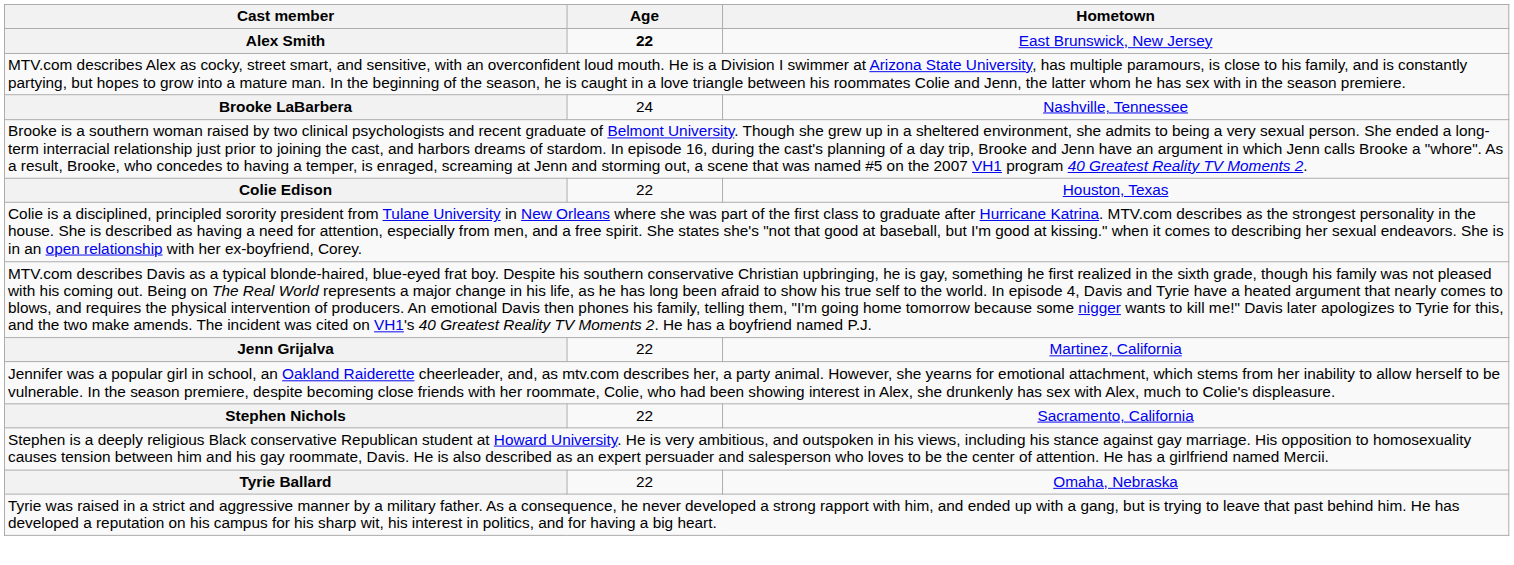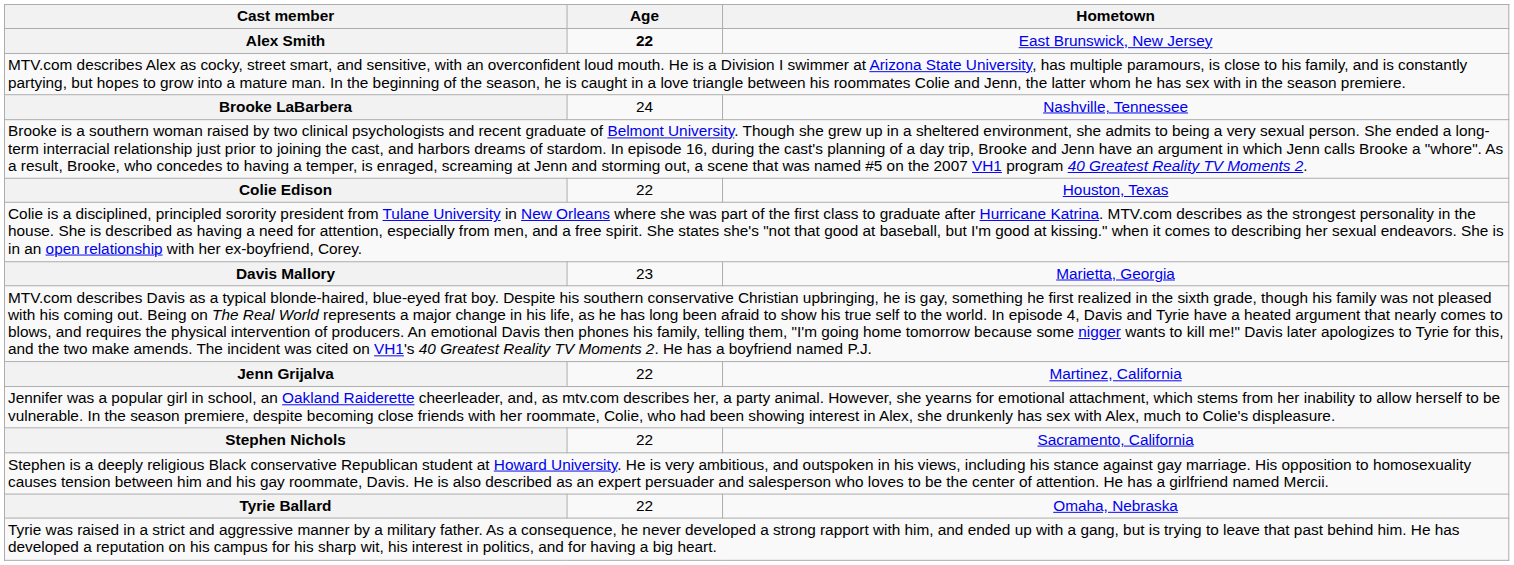+ row: (286, 273)
